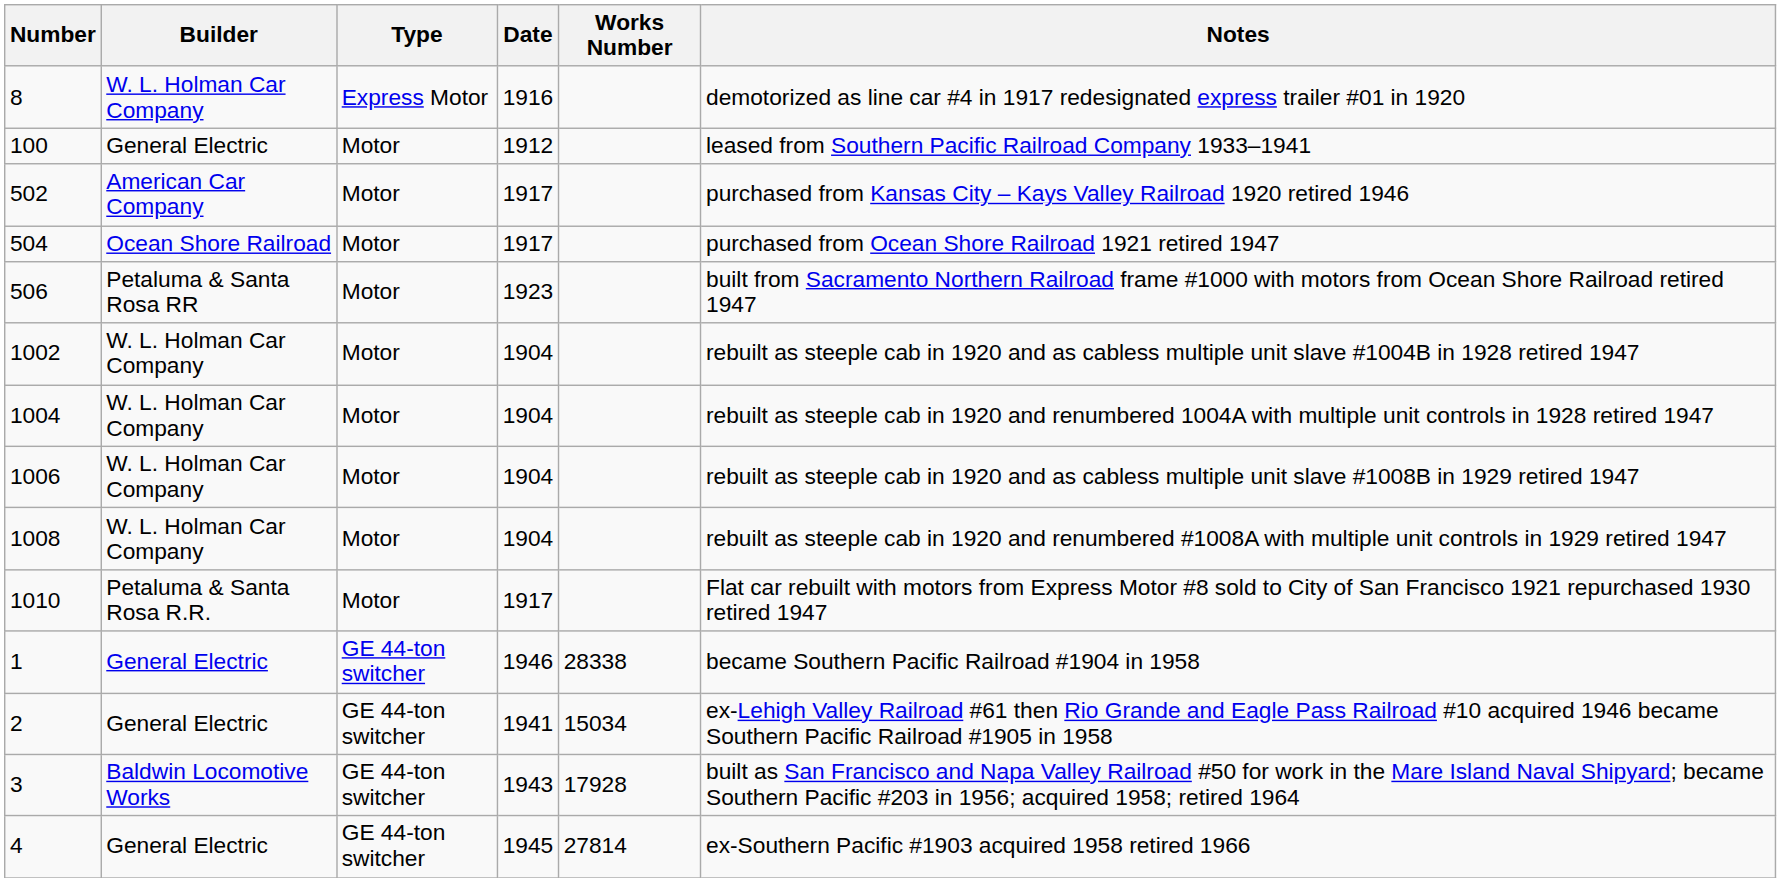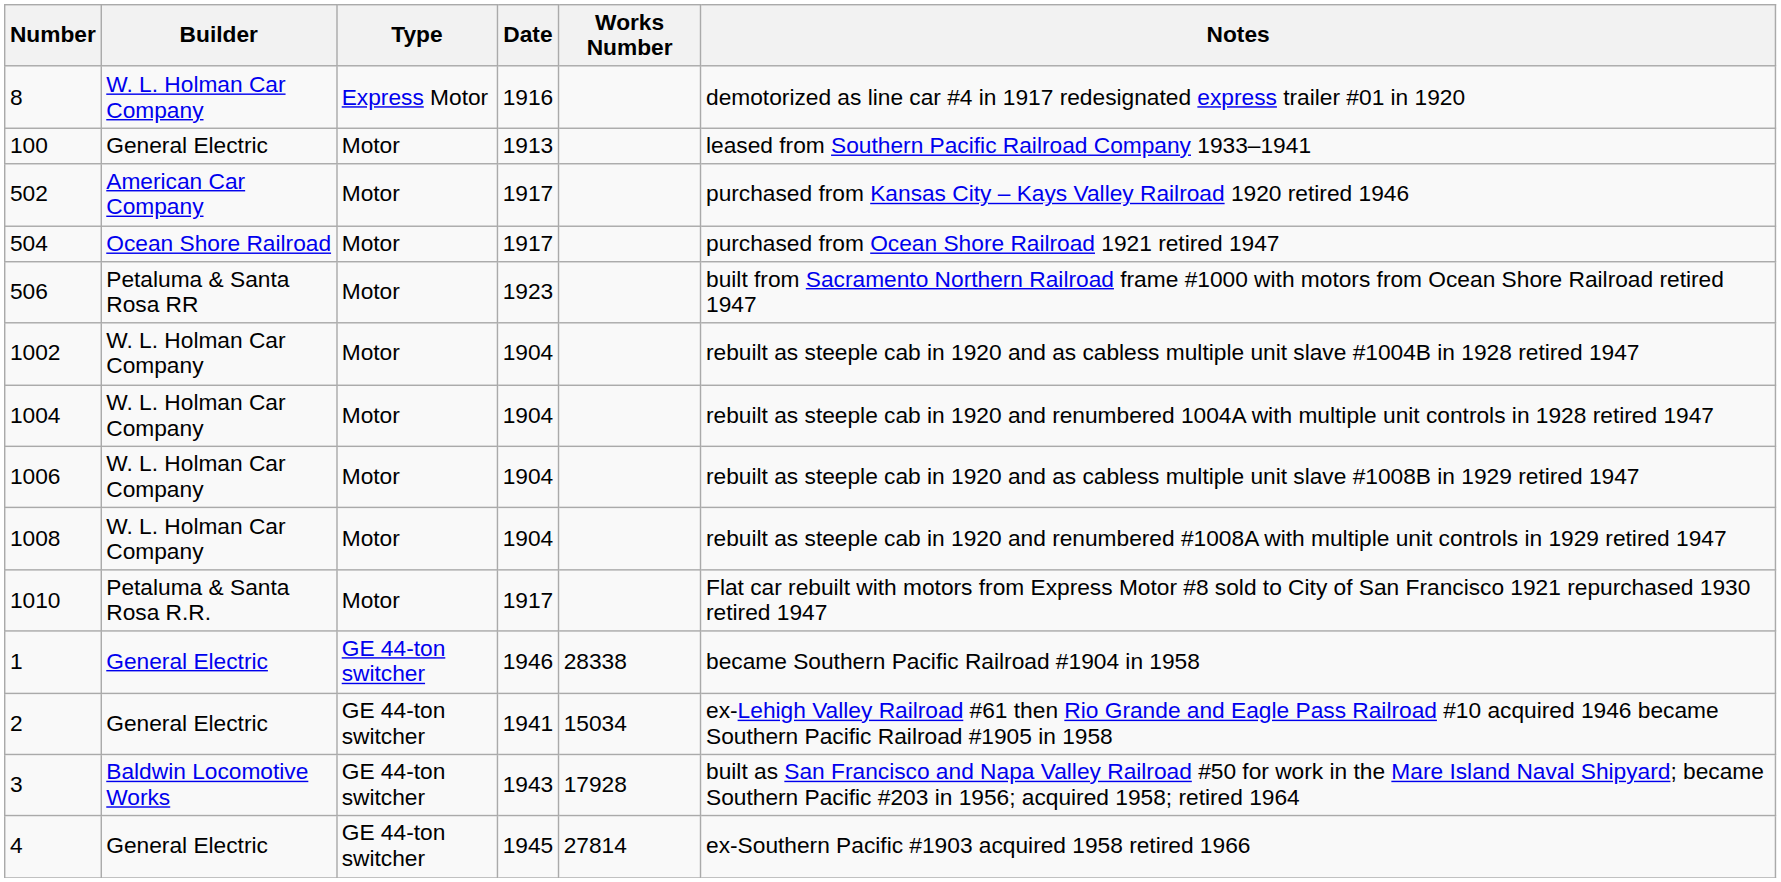(528, 145) 1912 -> (528, 145) 1913
